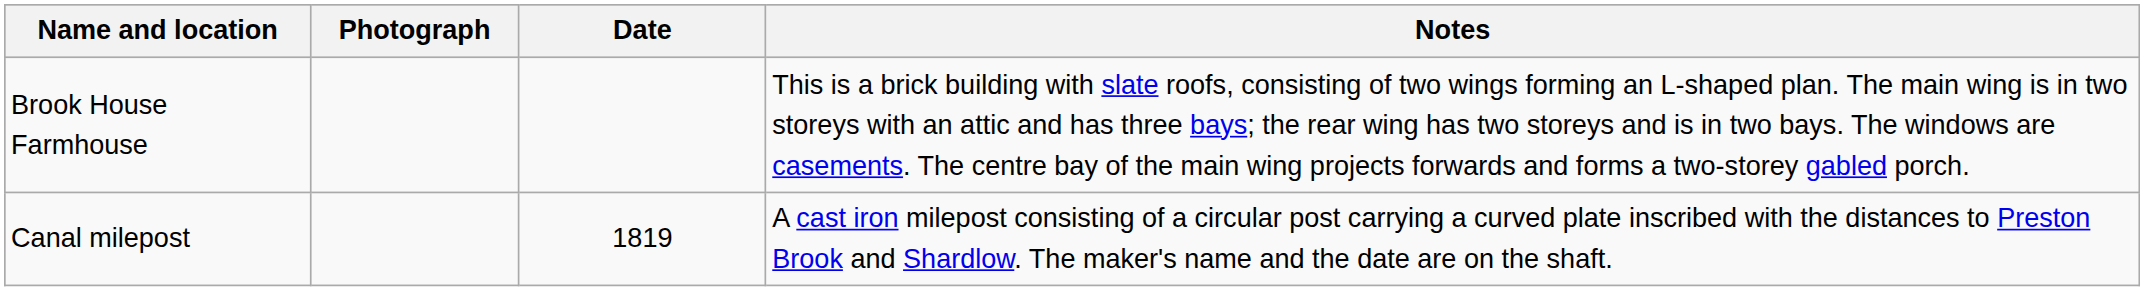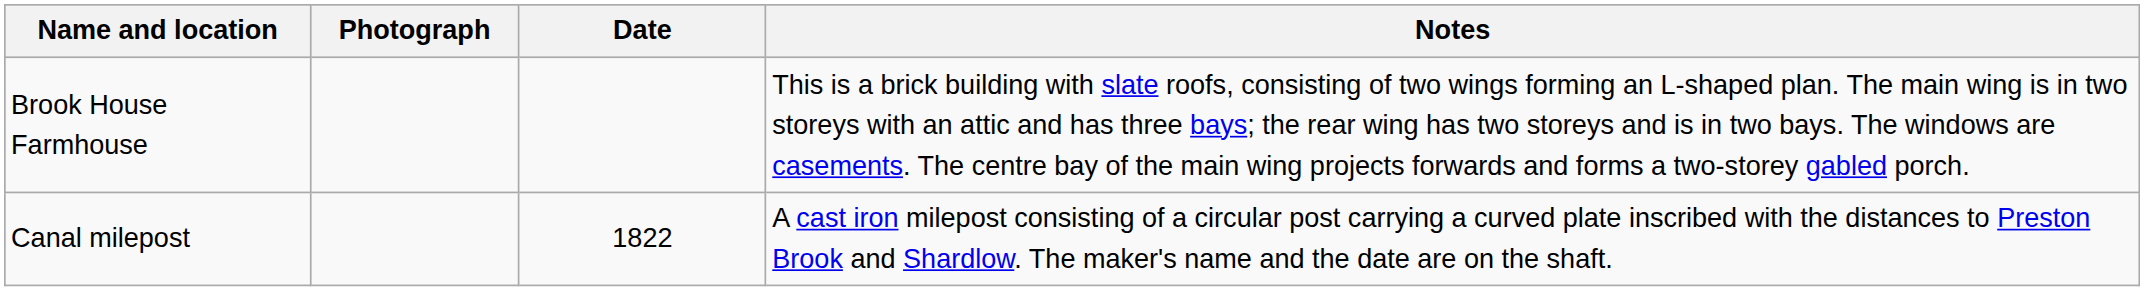(642, 238) 1819 -> (642, 238) 1822
